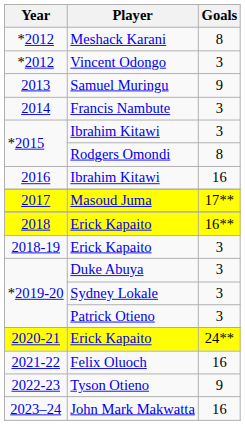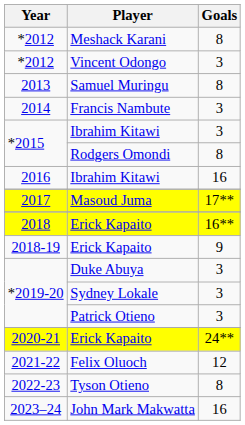(219, 85) 9 -> (219, 85) 8
(219, 246) 3 -> (219, 246) 9
(219, 362) 16 -> (219, 362) 12
(219, 385) 9 -> (219, 385) 8
